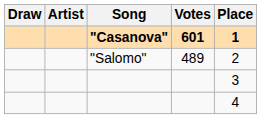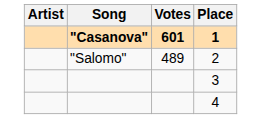- column: (25, 15)
